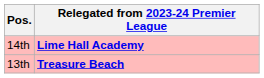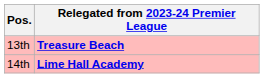rows swapped: (18, 63) <-> (18, 45)
